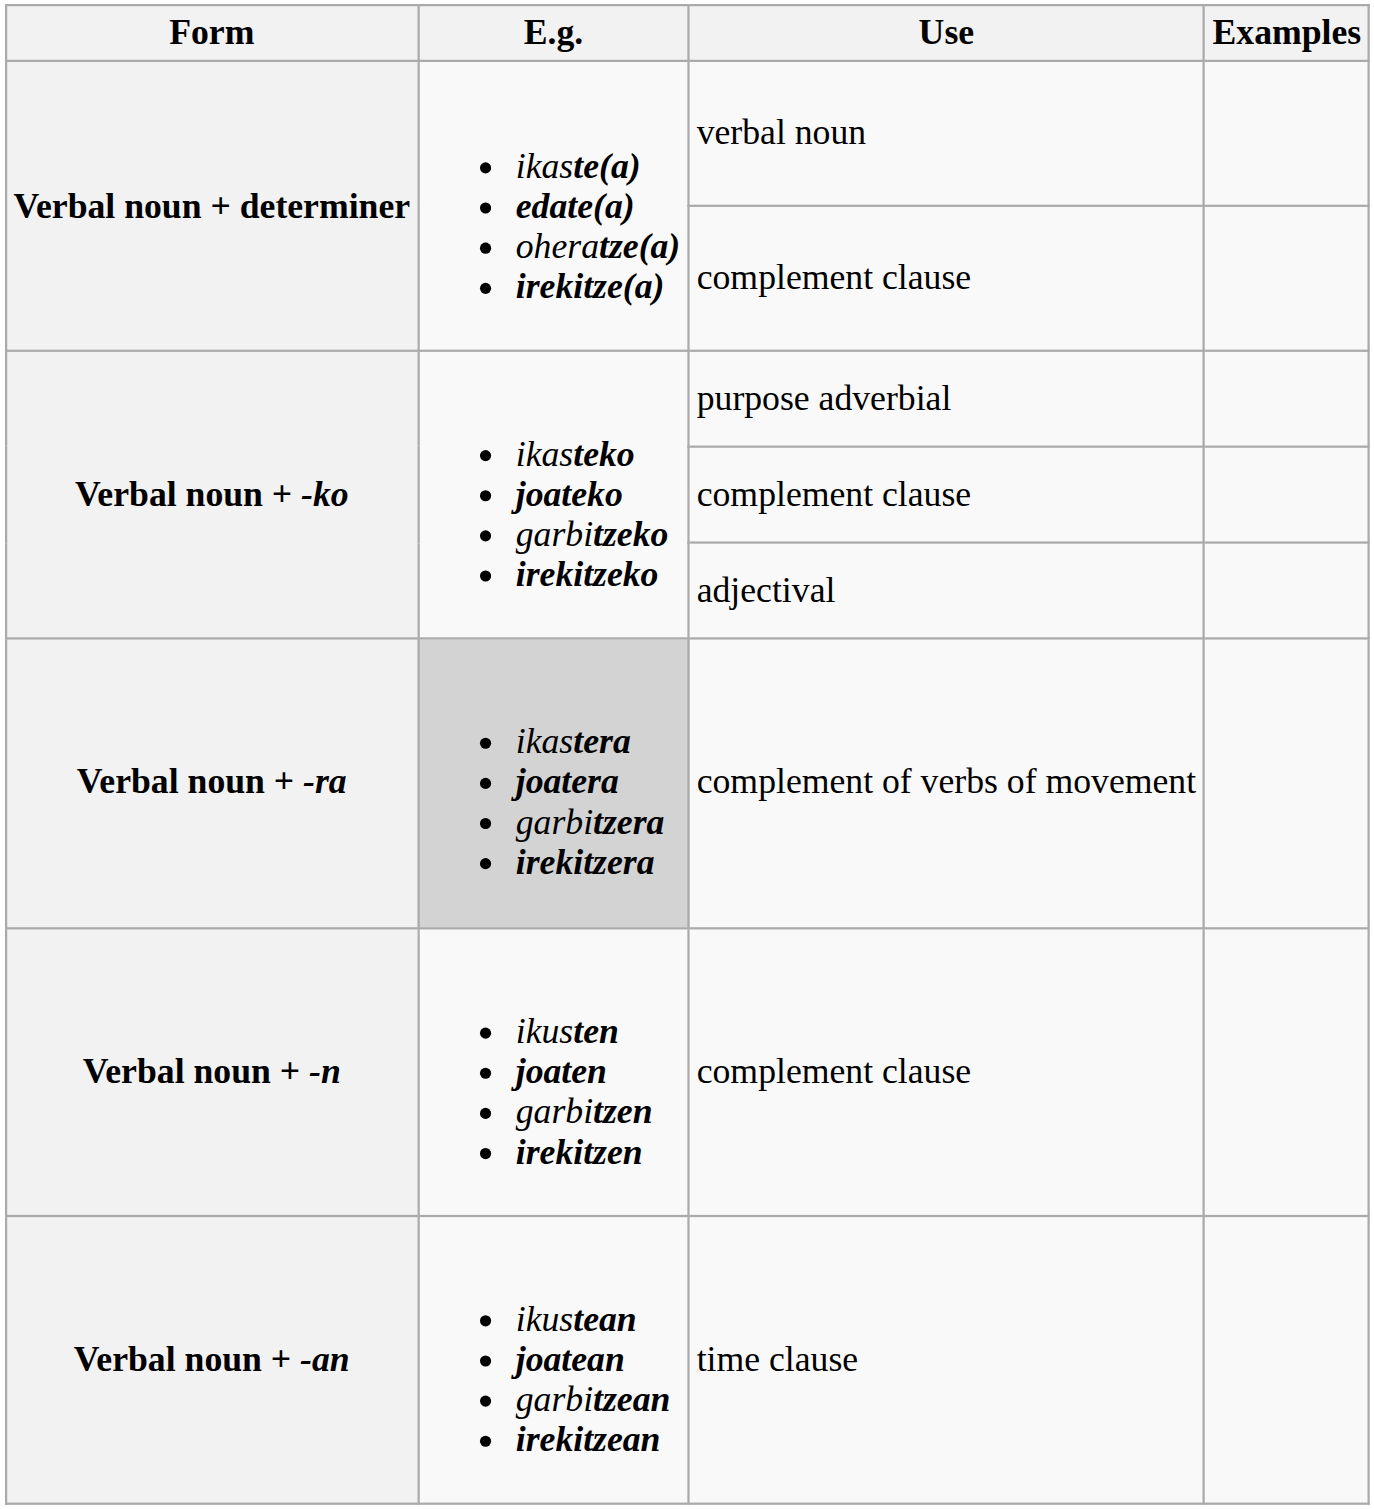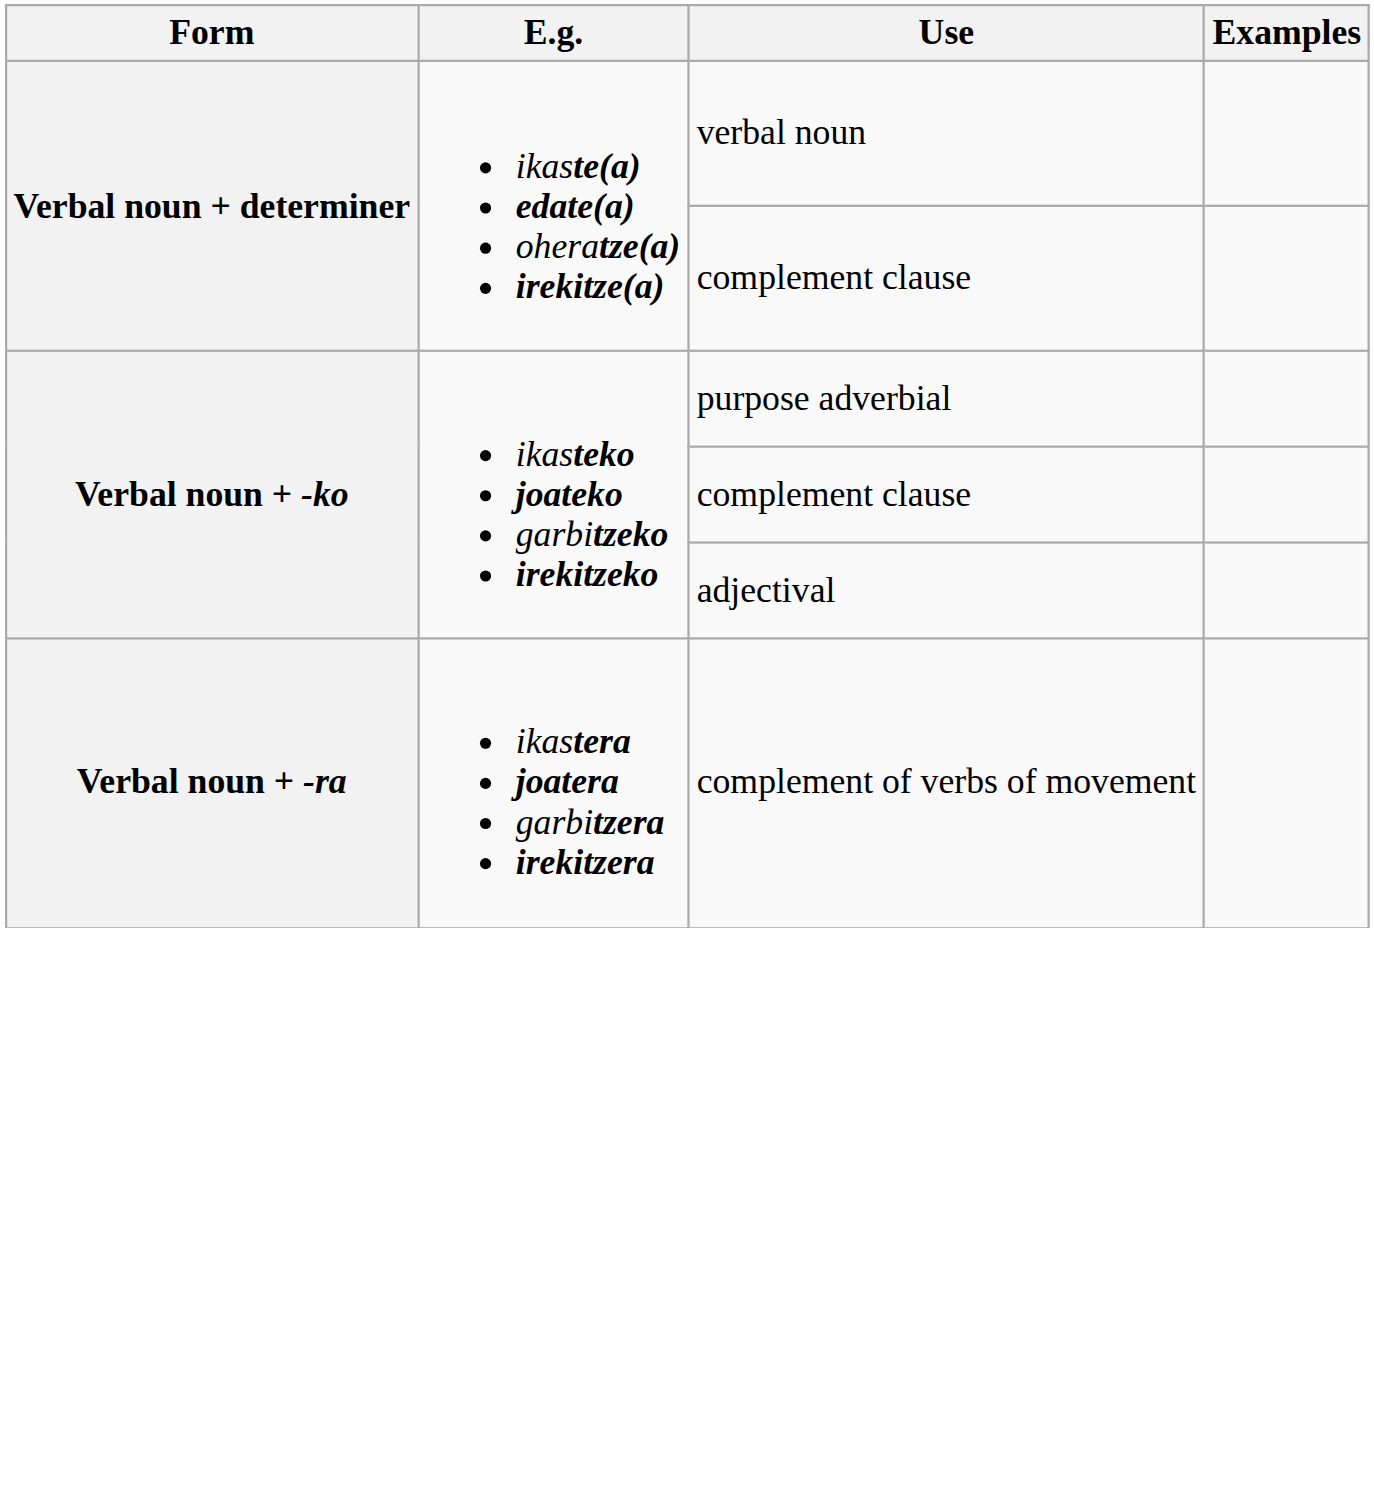(553, 803) lightgrey background -> (553, 803) no background
- row: (212, 1070)
- row: (212, 1359)
